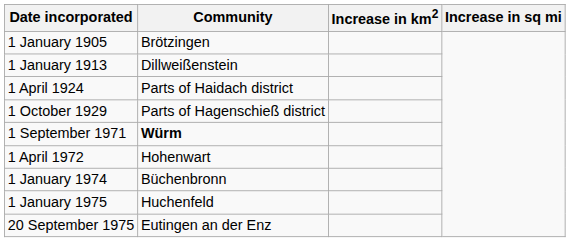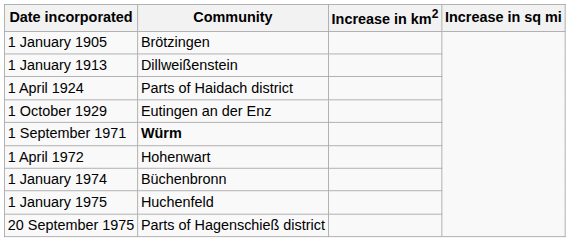(233, 111) Parts of Hagenschieß district -> (206, 111) Eutingen an der Enz
(206, 225) Eutingen an der Enz -> (233, 225) Parts of Hagenschieß district
